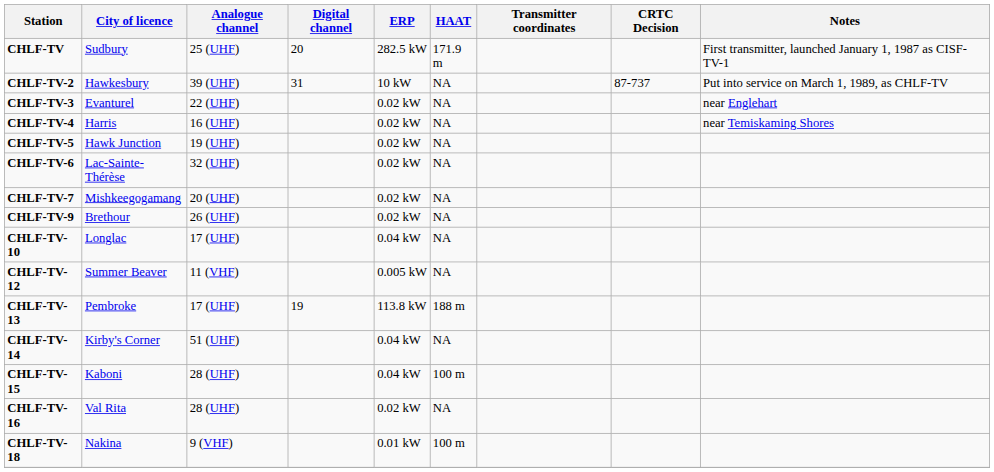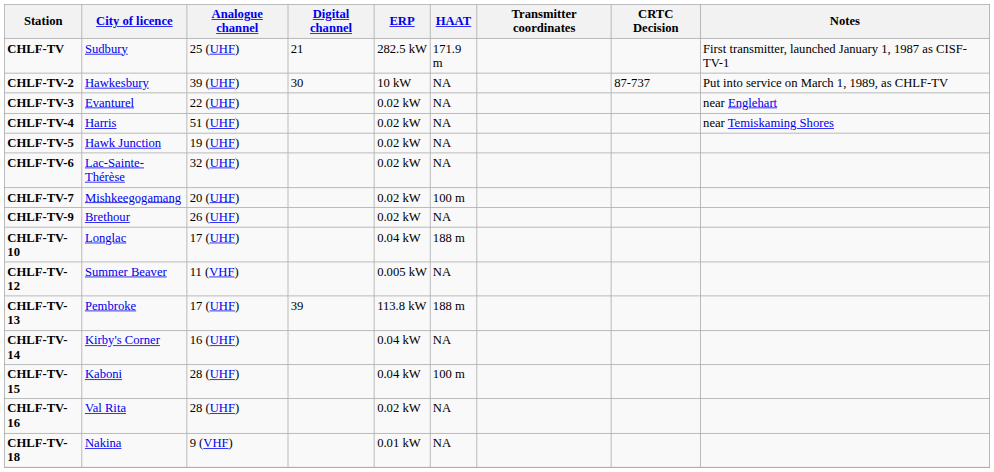(297, 48) 20 -> (297, 48) 21
(297, 83) 31 -> (297, 83) 30
(214, 123) 16 (UHF) -> (214, 123) 51 (UHF)
(442, 197) NA -> (449, 197) 100 m
(442, 237) NA -> (449, 237) 188 m
(297, 306) 19 -> (297, 306) 39
(214, 340) 51 (UHF) -> (214, 340) 16 (UHF)
(449, 443) 100 m -> (442, 443) NA
